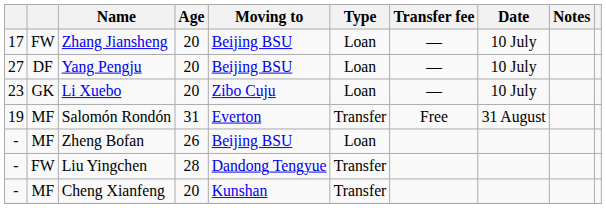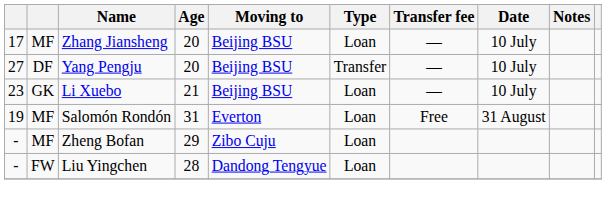(43, 41) FW -> (43, 41) MF
(360, 66) Loan -> (360, 66) Transfer
(191, 91) 20 -> (191, 91) 21
(244, 91) Zibo Cuju -> (252, 91) Beijing BSU
(360, 116) Transfer -> (360, 116) Loan
(191, 141) 26 -> (191, 141) 29
(252, 141) Beijing BSU -> (244, 141) Zibo Cuju
(360, 166) Transfer -> (360, 166) Loan
- row: (113, 191)
